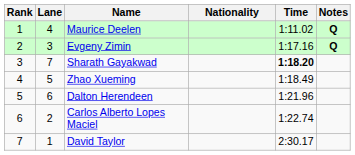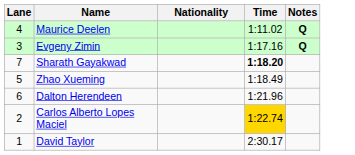- column: (20, 12)
(296, 119) no background -> (265, 119) gold background
